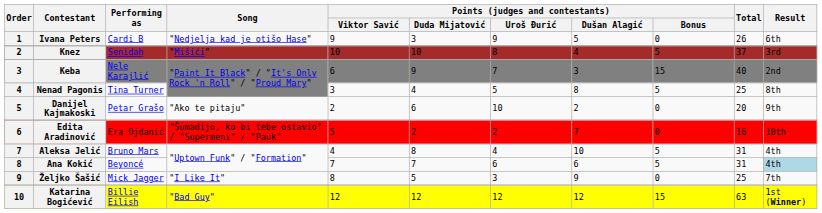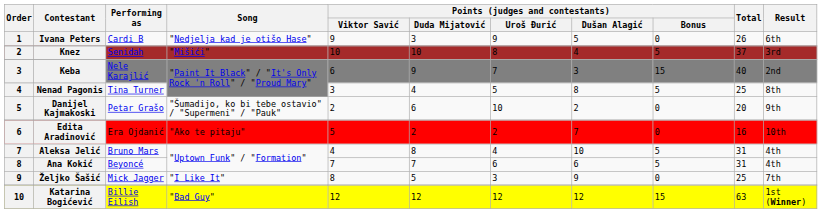(207, 108) "Ako te pitaju" -> (245, 108) "Šumadijo, ko bi tebe ostavio" / "Supermeni" / "Pauk"
(245, 132) "Šumadijo, ko bi tebe ostavio" / "Supermeni" / "Pauk" -> (207, 132) "Ako te pitaju"
(773, 164) lightblue background -> (773, 164) no background
